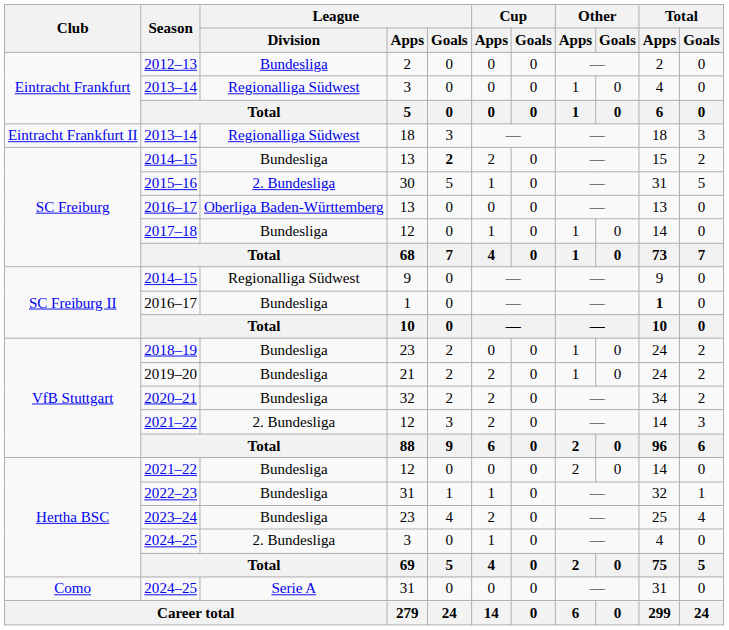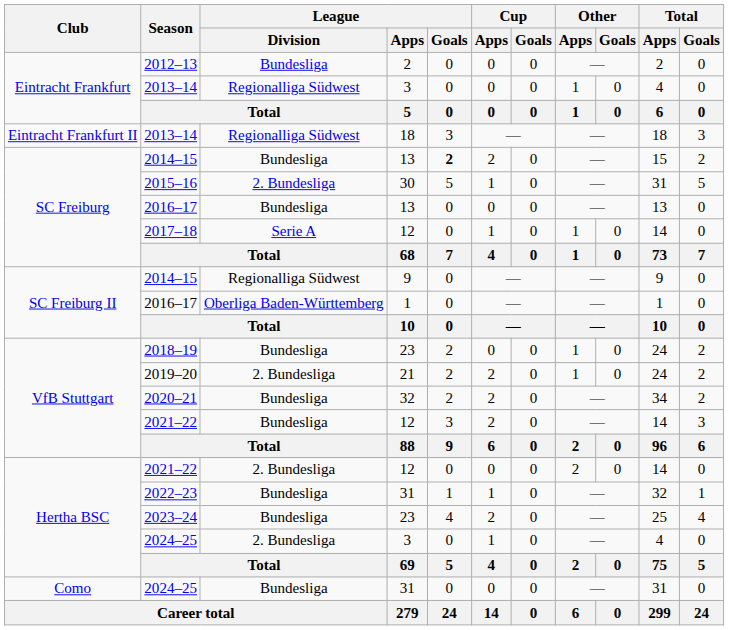(294, 207) Oberliga Baden-Württemberg -> (294, 207) Bundesliga
(294, 231) Bundesliga -> (294, 231) Serie A
(294, 302) Bundesliga -> (294, 302) Oberliga Baden-Württemberg
(660, 302) bold -> (660, 302) normal
(294, 374) Bundesliga -> (294, 374) 2. Bundesliga
(294, 421) 2. Bundesliga -> (294, 421) Bundesliga
(294, 469) Bundesliga -> (294, 469) 2. Bundesliga
(294, 588) Serie A -> (294, 588) Bundesliga
